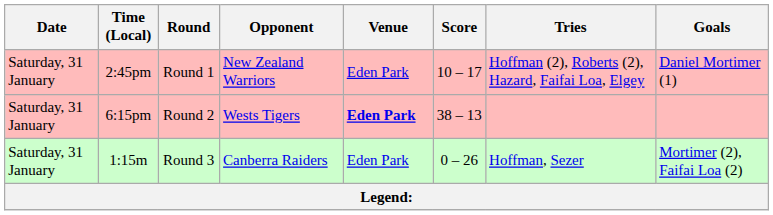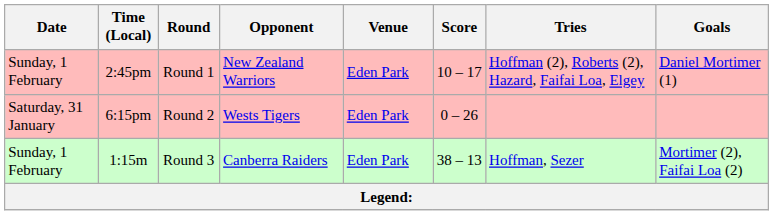(46, 71) Saturday, 31 January -> (38, 71) Sunday, 1 February
(381, 116) bold -> (378, 116) normal
(459, 116) 38 – 13 -> (459, 116) 0 – 26
(46, 161) Saturday, 31 January -> (38, 161) Sunday, 1 February
(459, 161) 0 – 26 -> (459, 161) 38 – 13
